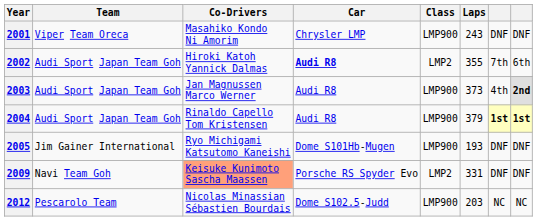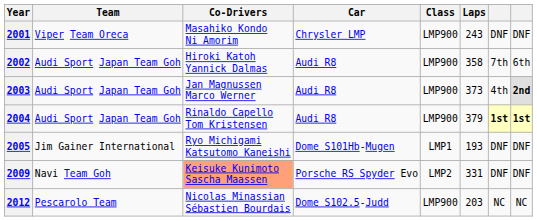(316, 62) bold -> (316, 62) normal
(440, 62) LMP2 -> (440, 62) LMP900
(474, 62) 355 -> (474, 62) 358
(440, 146) LMP900 -> (440, 146) LMP1
